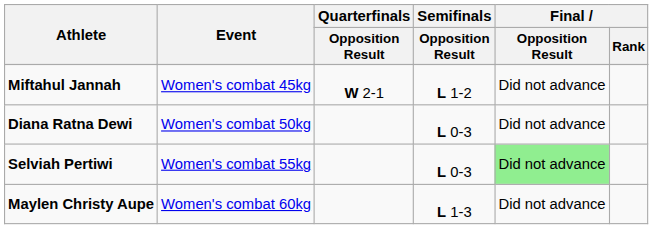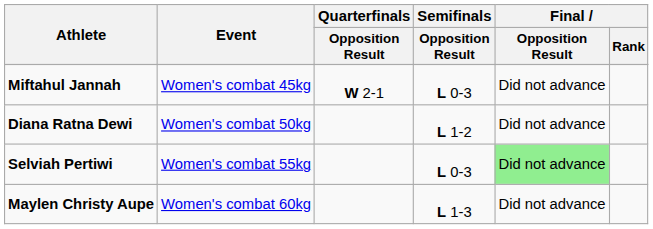(454, 92) L 1-2 -> (454, 92) L 0-3
(454, 132) L 0-3 -> (454, 132) L 1-2
